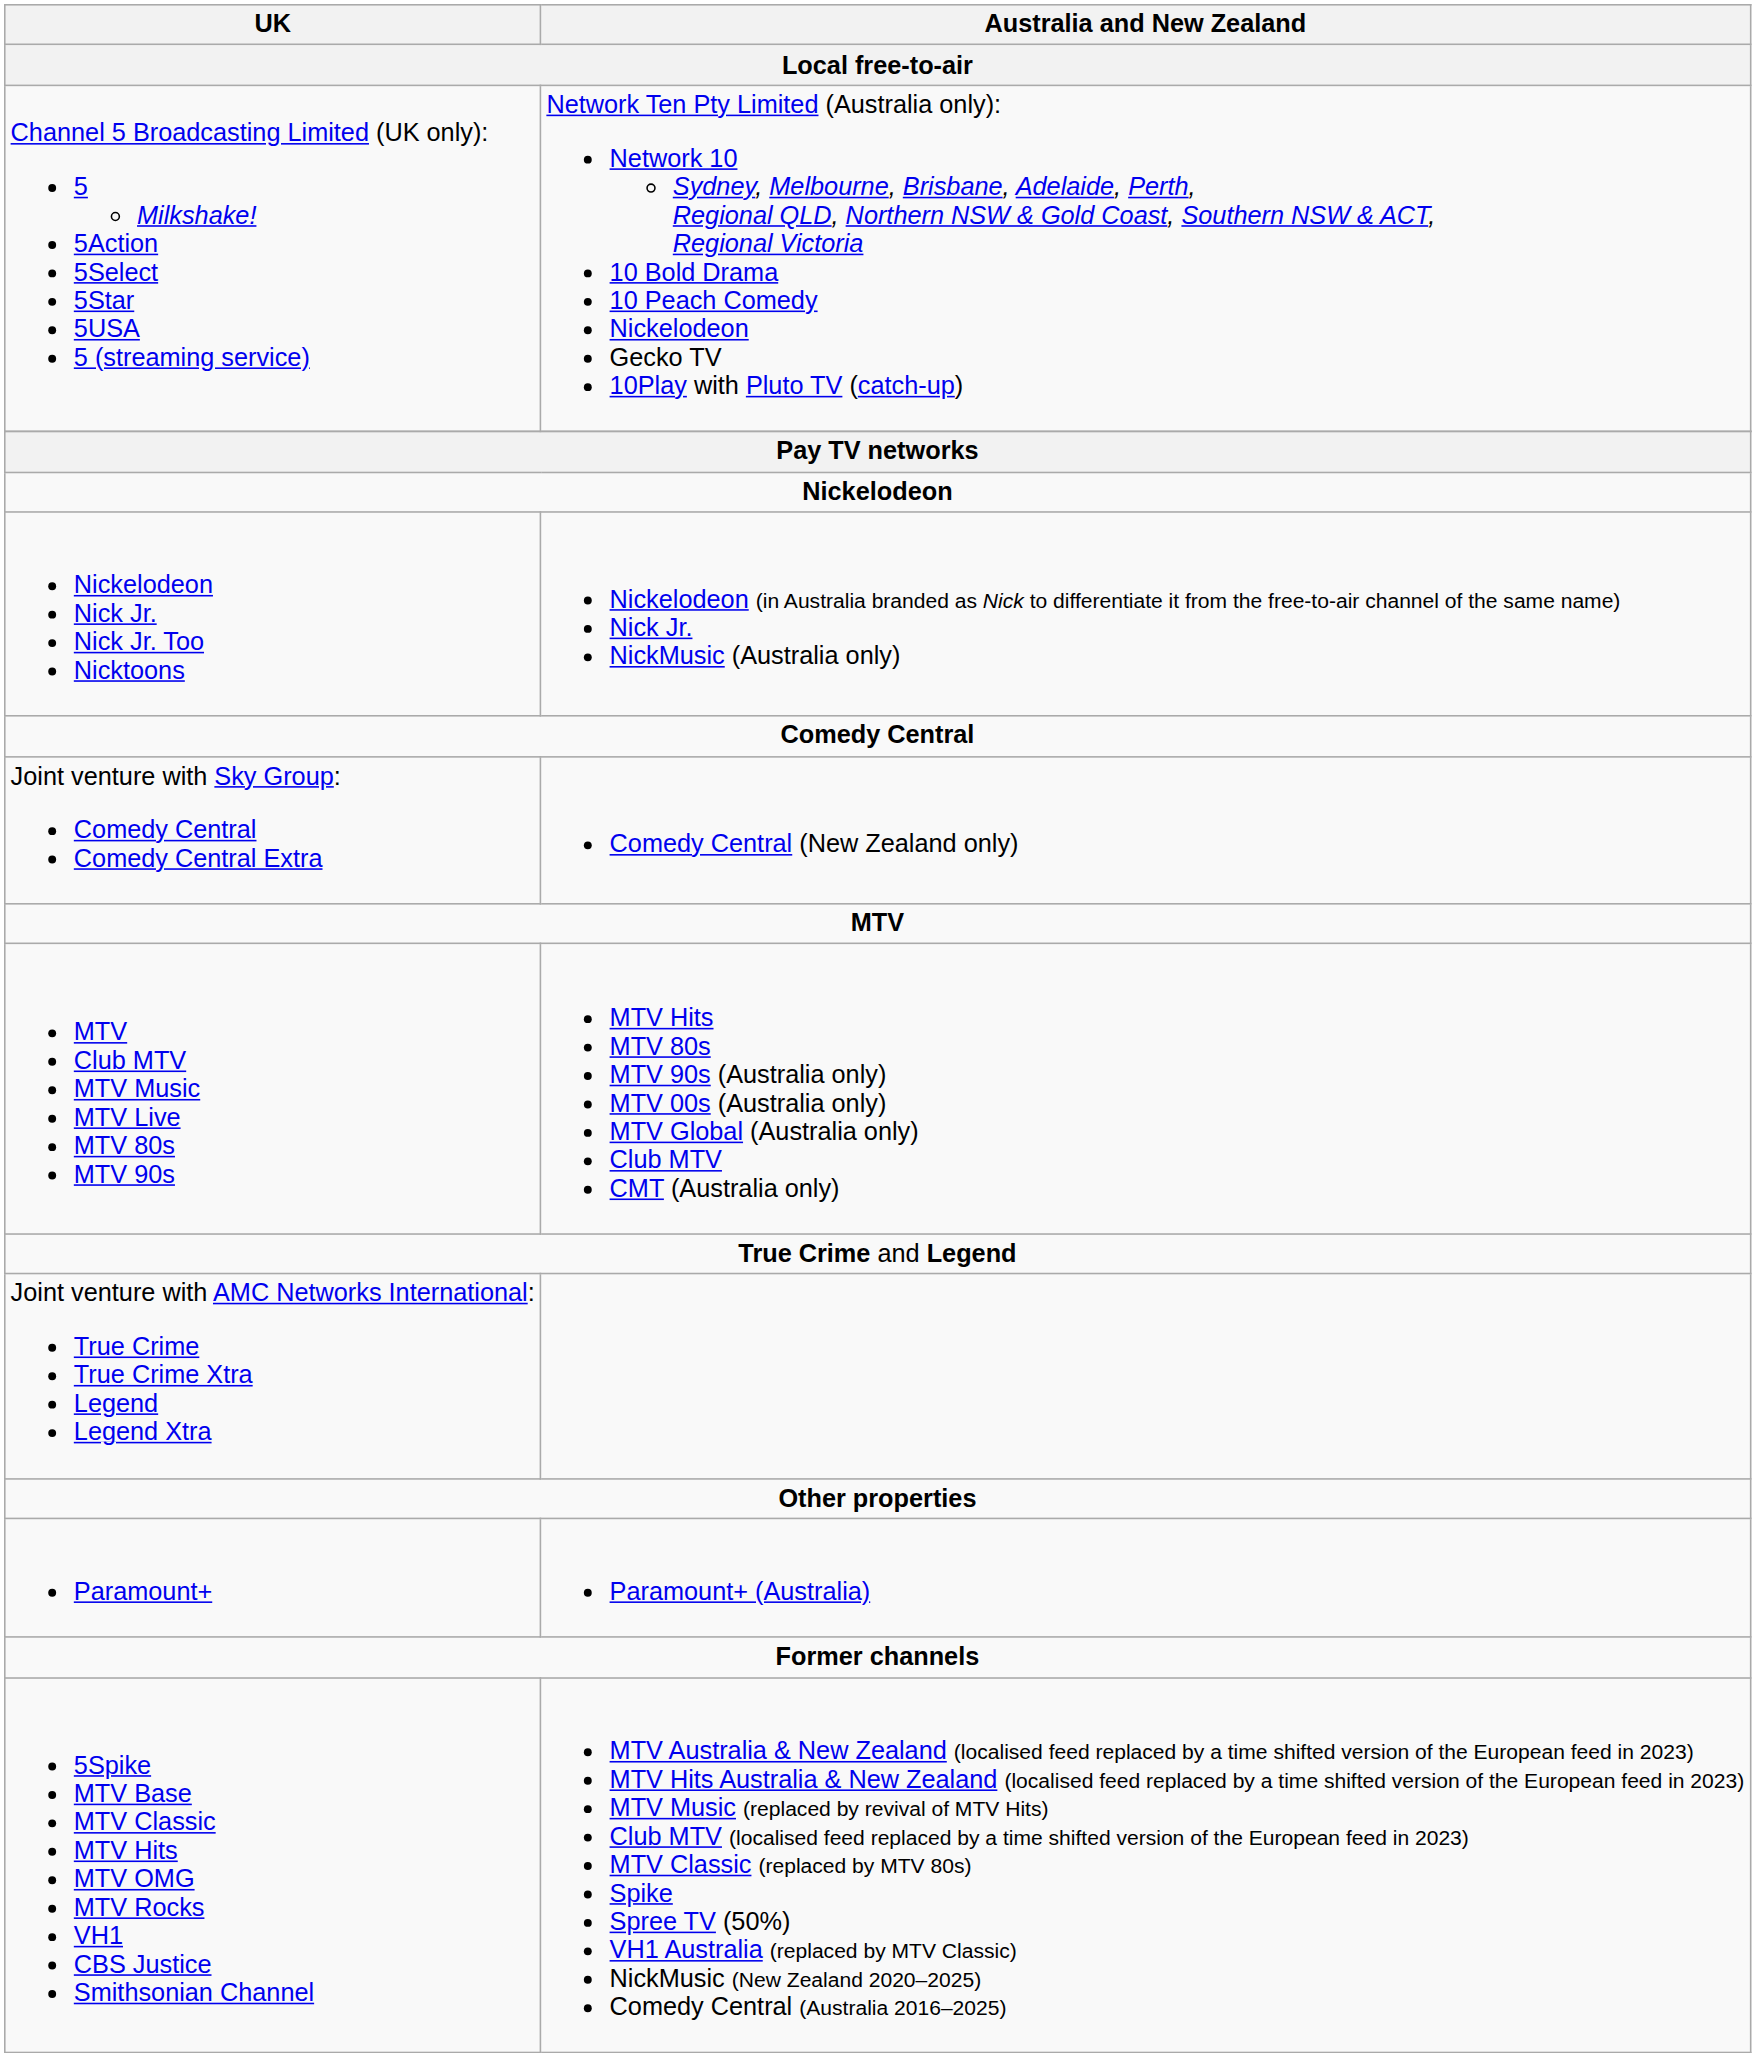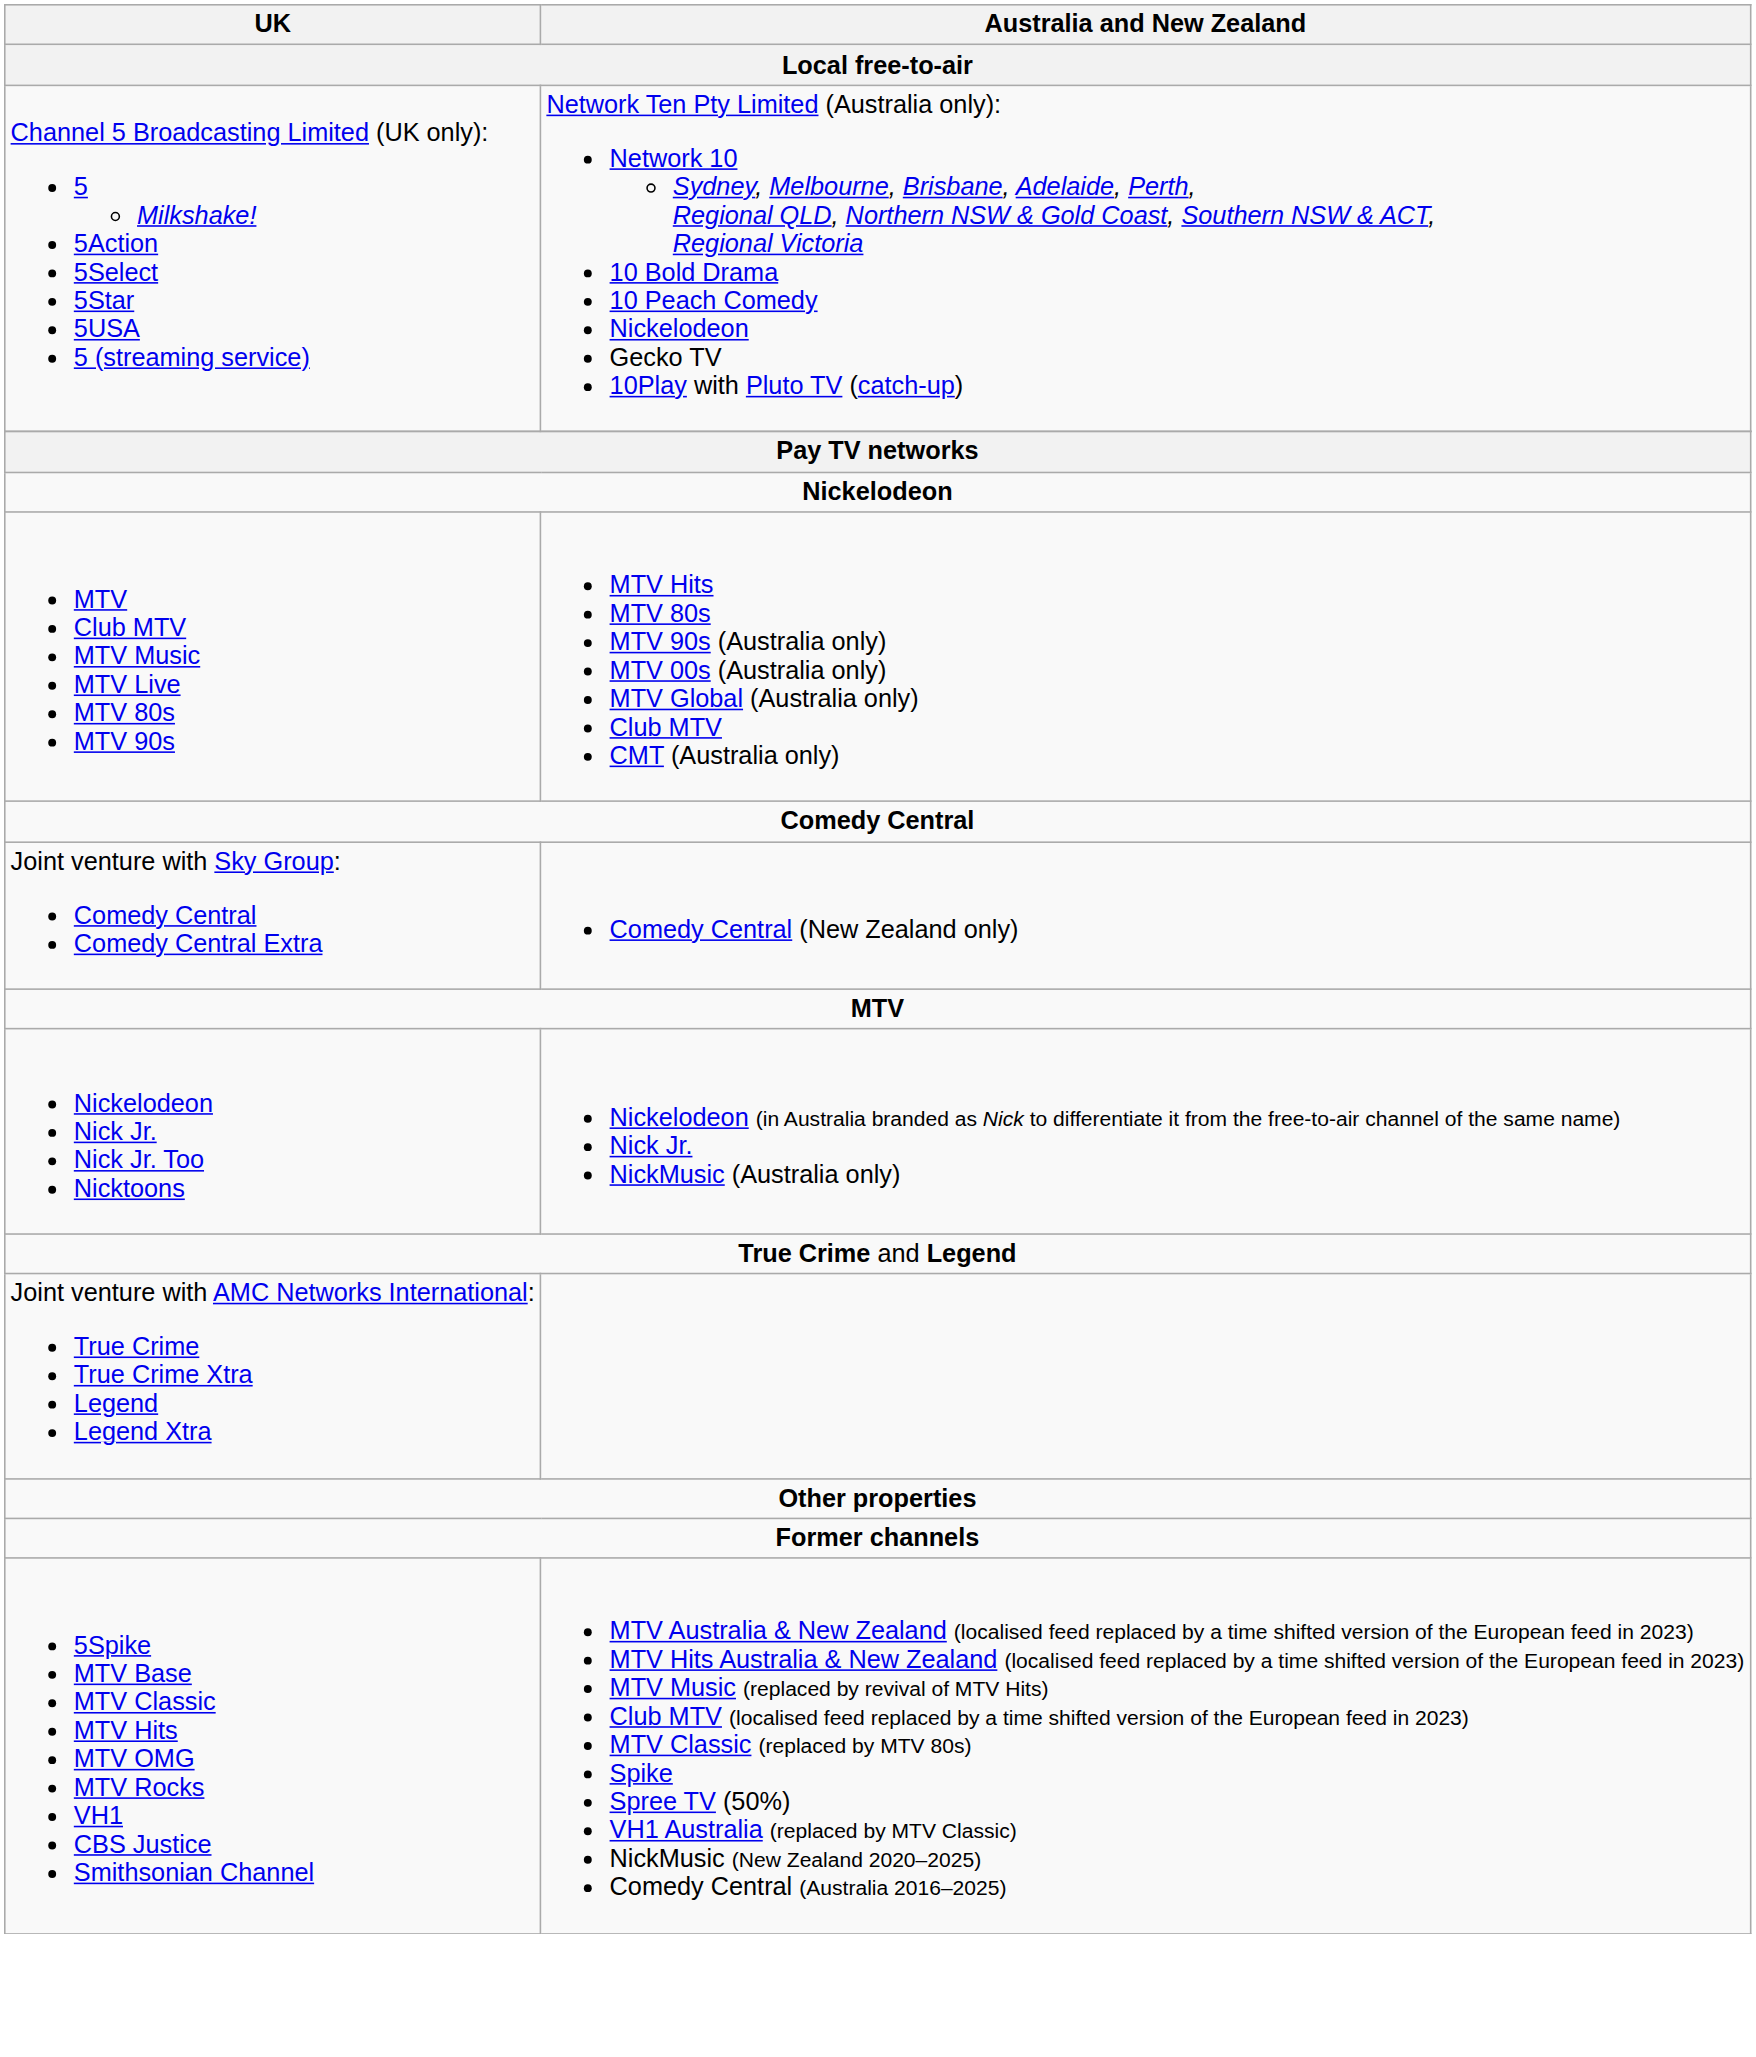rows swapped: (273, 628) <-> (273, 1103)
- row: (273, 1592)
